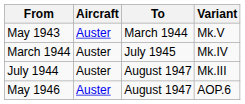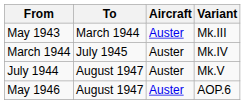columns swapped: (158, 14) <-> (97, 14)
(211, 33) Mk.V -> (212, 33) Mk.III
(212, 71) Mk.III -> (211, 71) Mk.V
